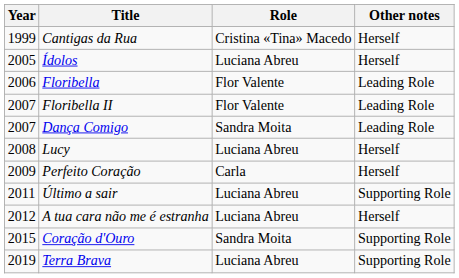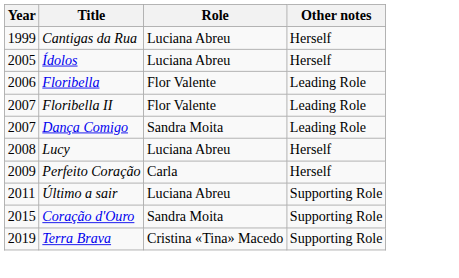(283, 37) Cristina «Tina» Macedo -> (189, 37) Luciana Abreu
- row: (126, 216)
(257, 261) Luciana Abreu -> (215, 238) Cristina «Tina» Macedo
